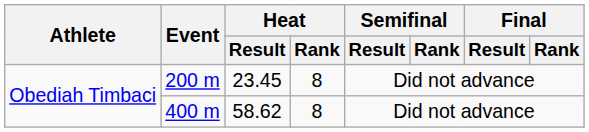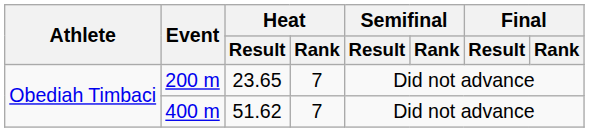(257, 81) 23.45 -> (257, 81) 23.65
(317, 81) 8 -> (317, 81) 7
(257, 112) 58.62 -> (257, 112) 51.62
(317, 112) 8 -> (317, 112) 7
